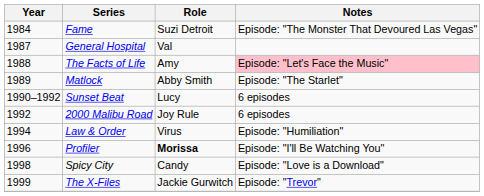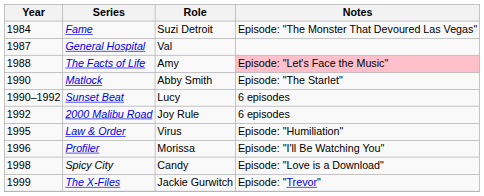(19, 81) 1989 -> (19, 81) 1990
(19, 132) 1994 -> (19, 132) 1995
(178, 149) bold -> (176, 149) normal
